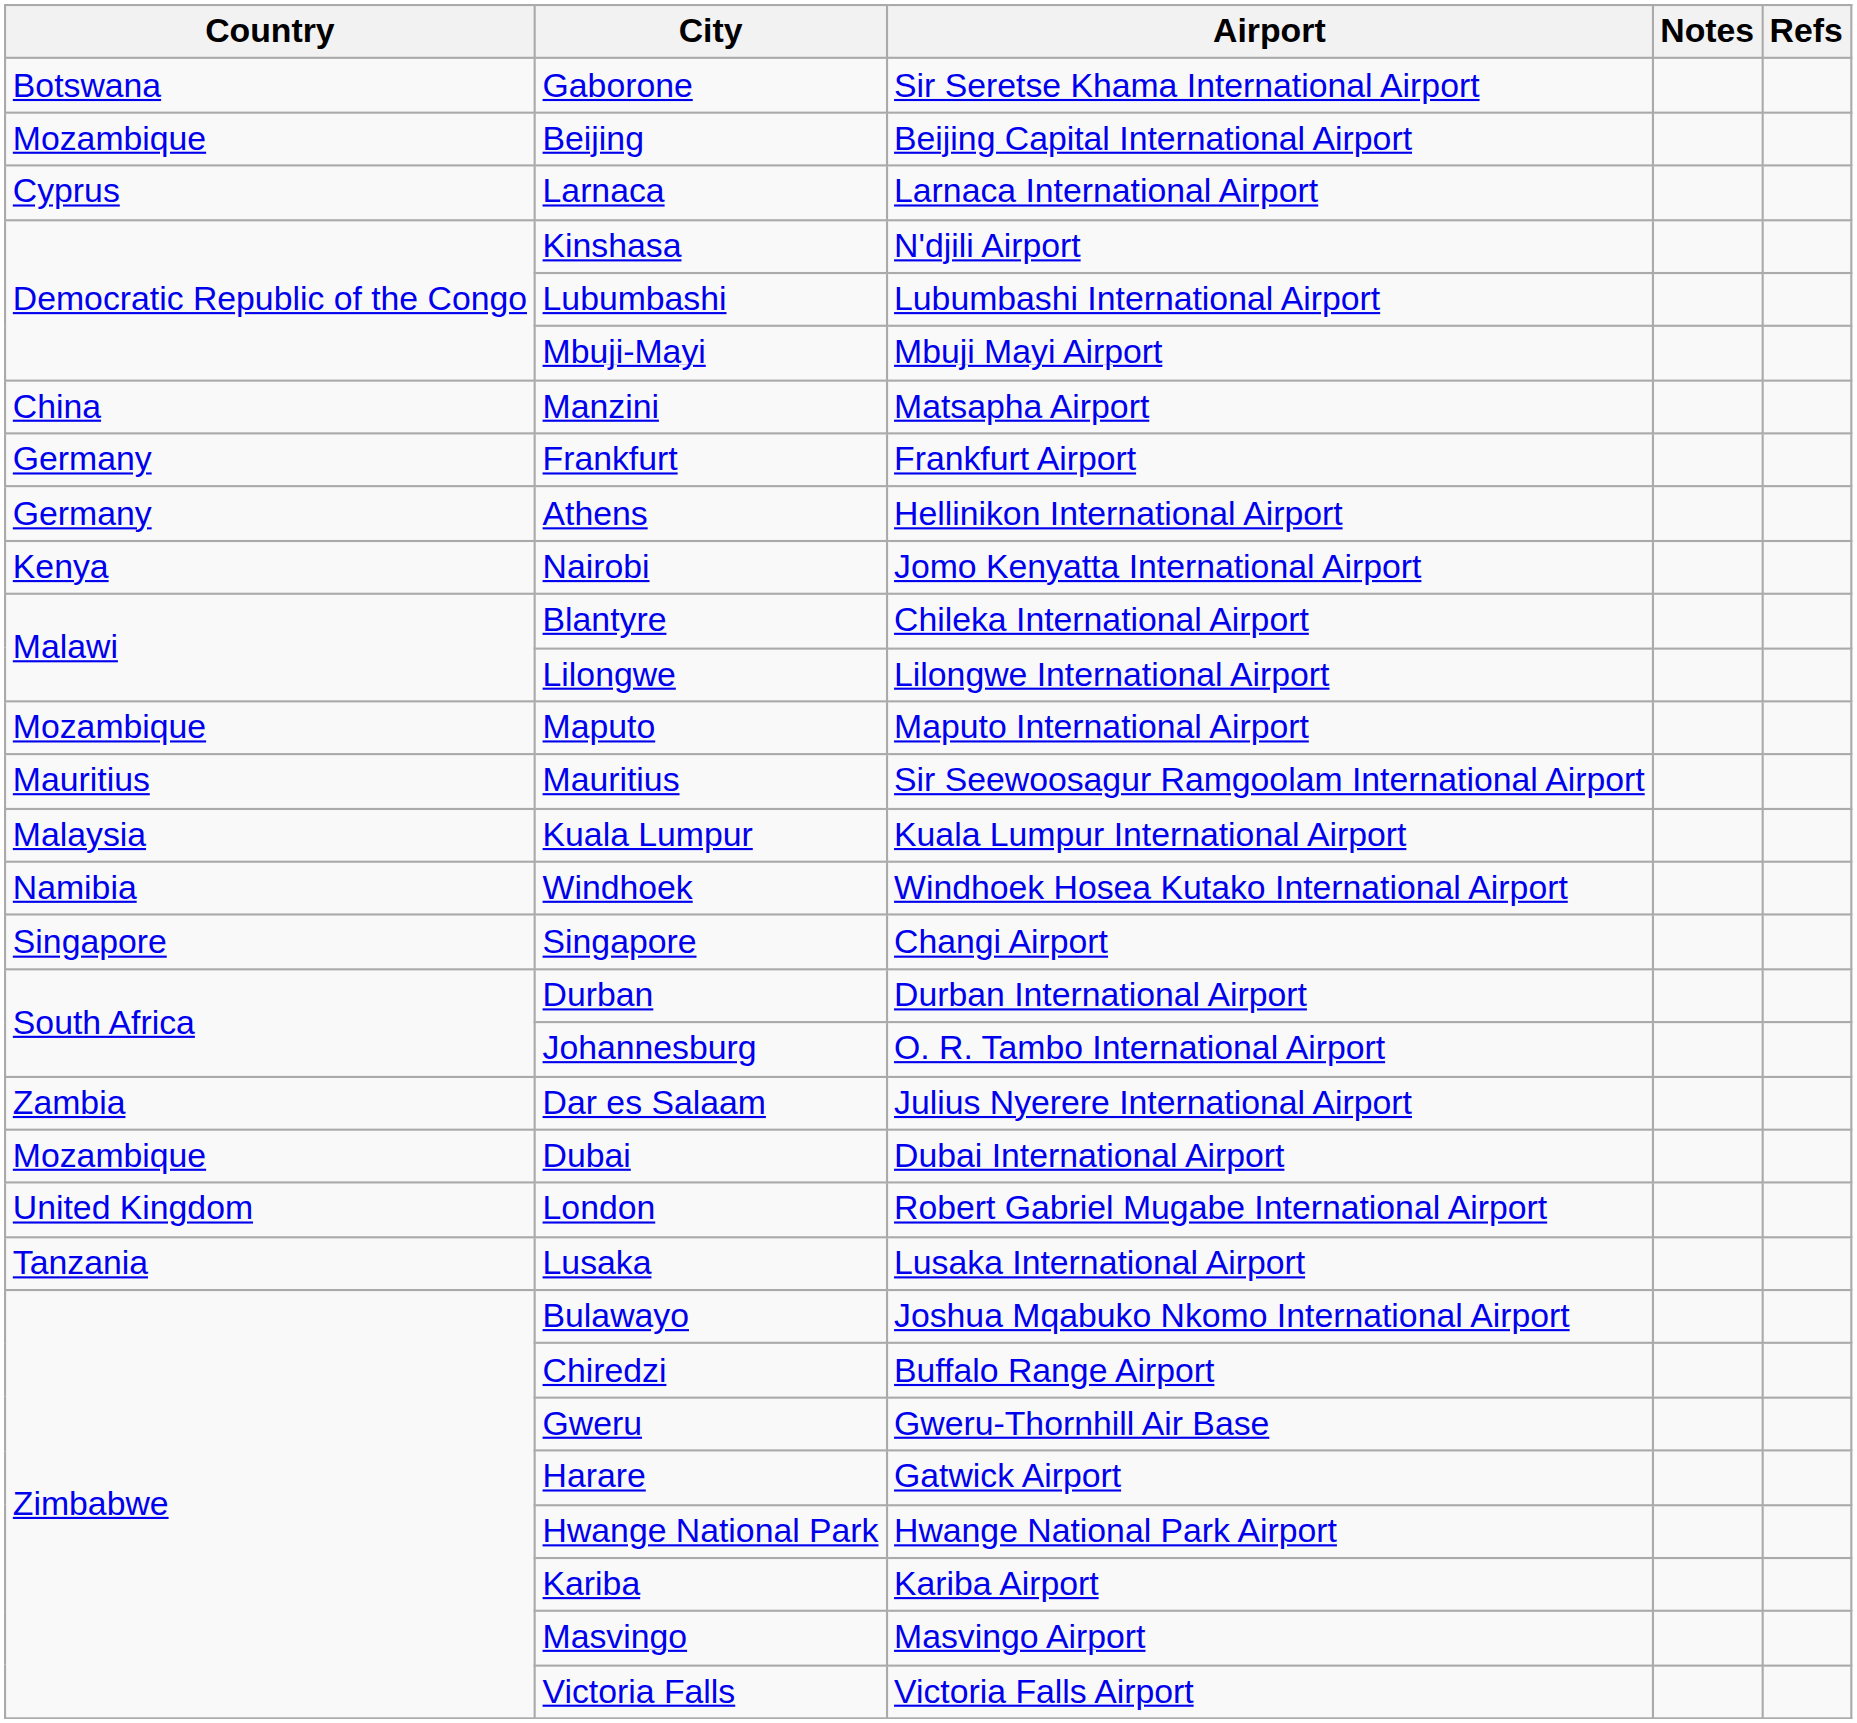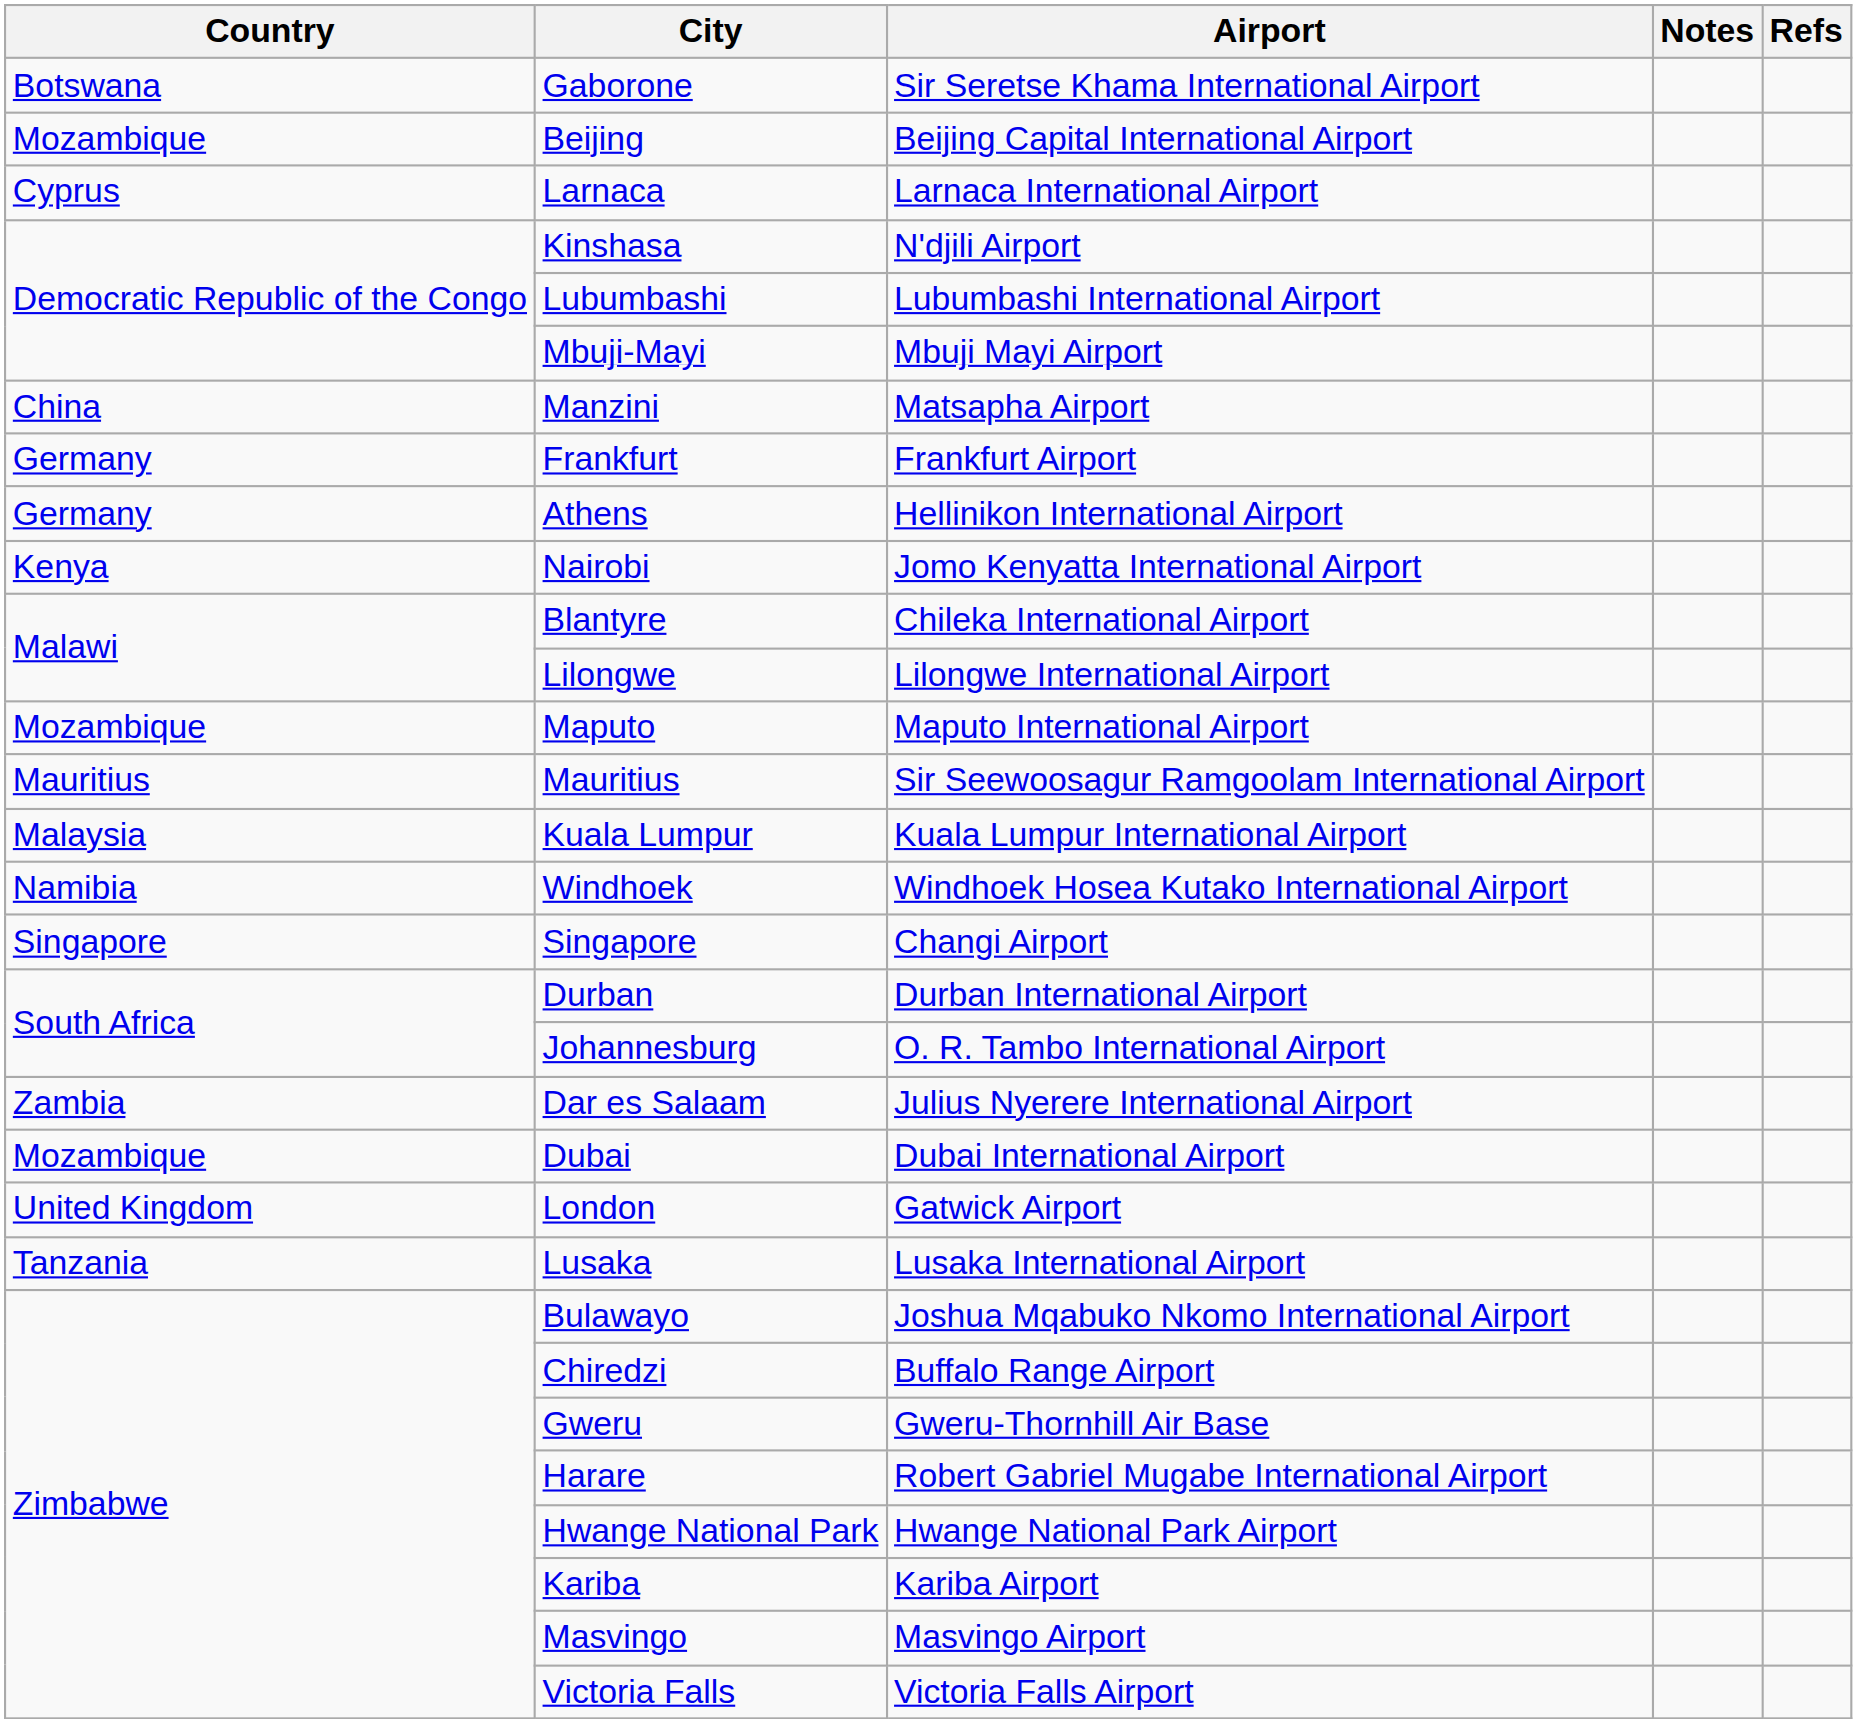(1221, 1209) Robert Gabriel Mugabe International Airport -> (1008, 1209) Gatwick Airport
(1008, 1476) Gatwick Airport -> (1221, 1476) Robert Gabriel Mugabe International Airport
